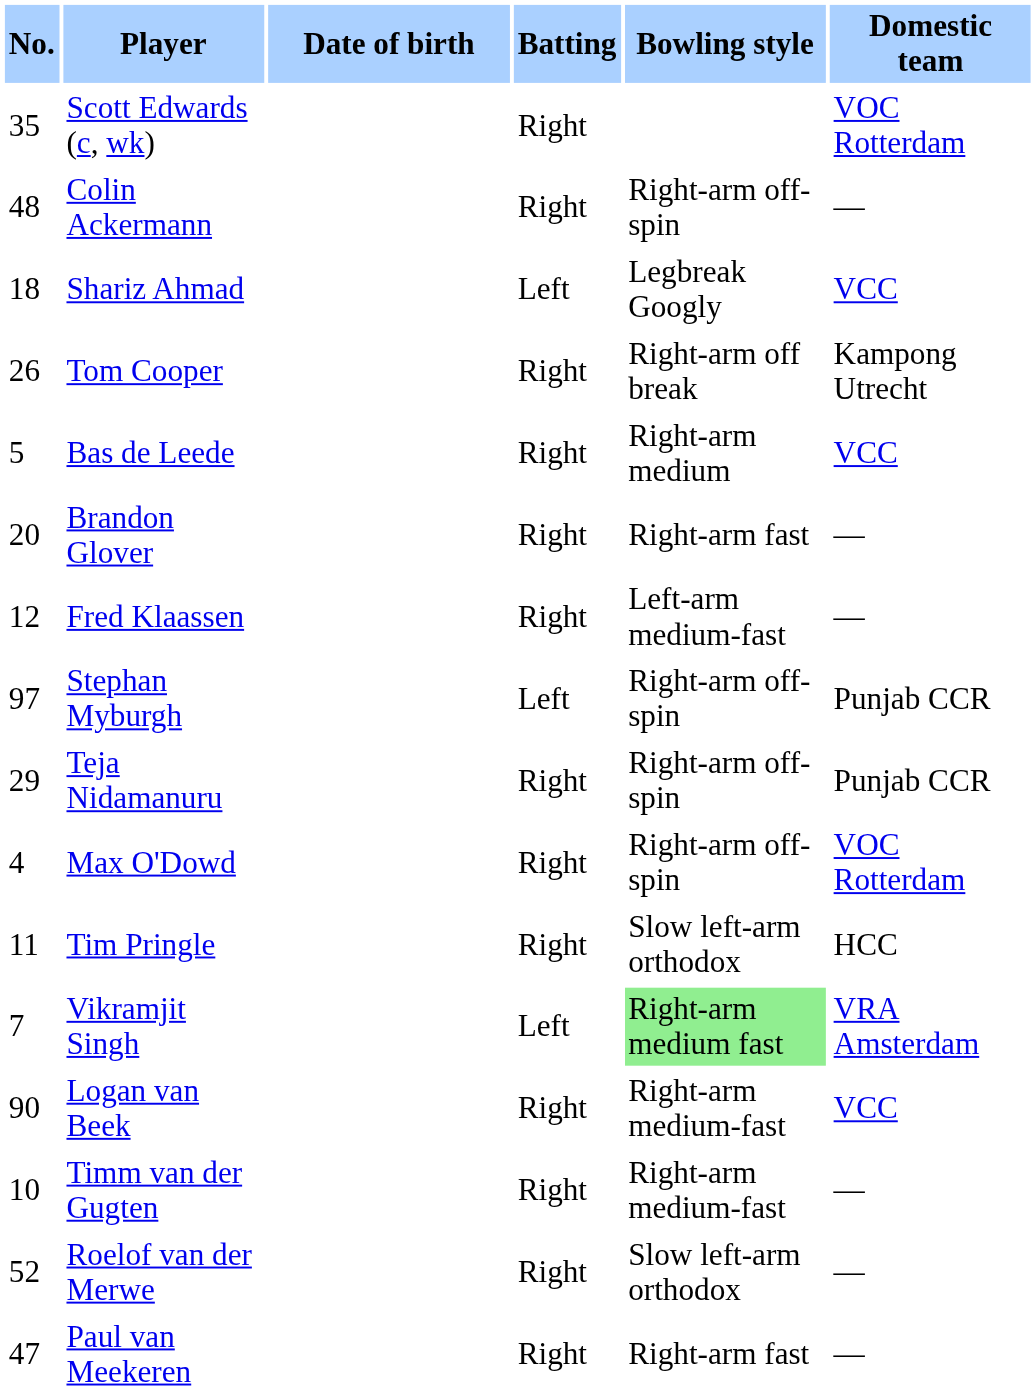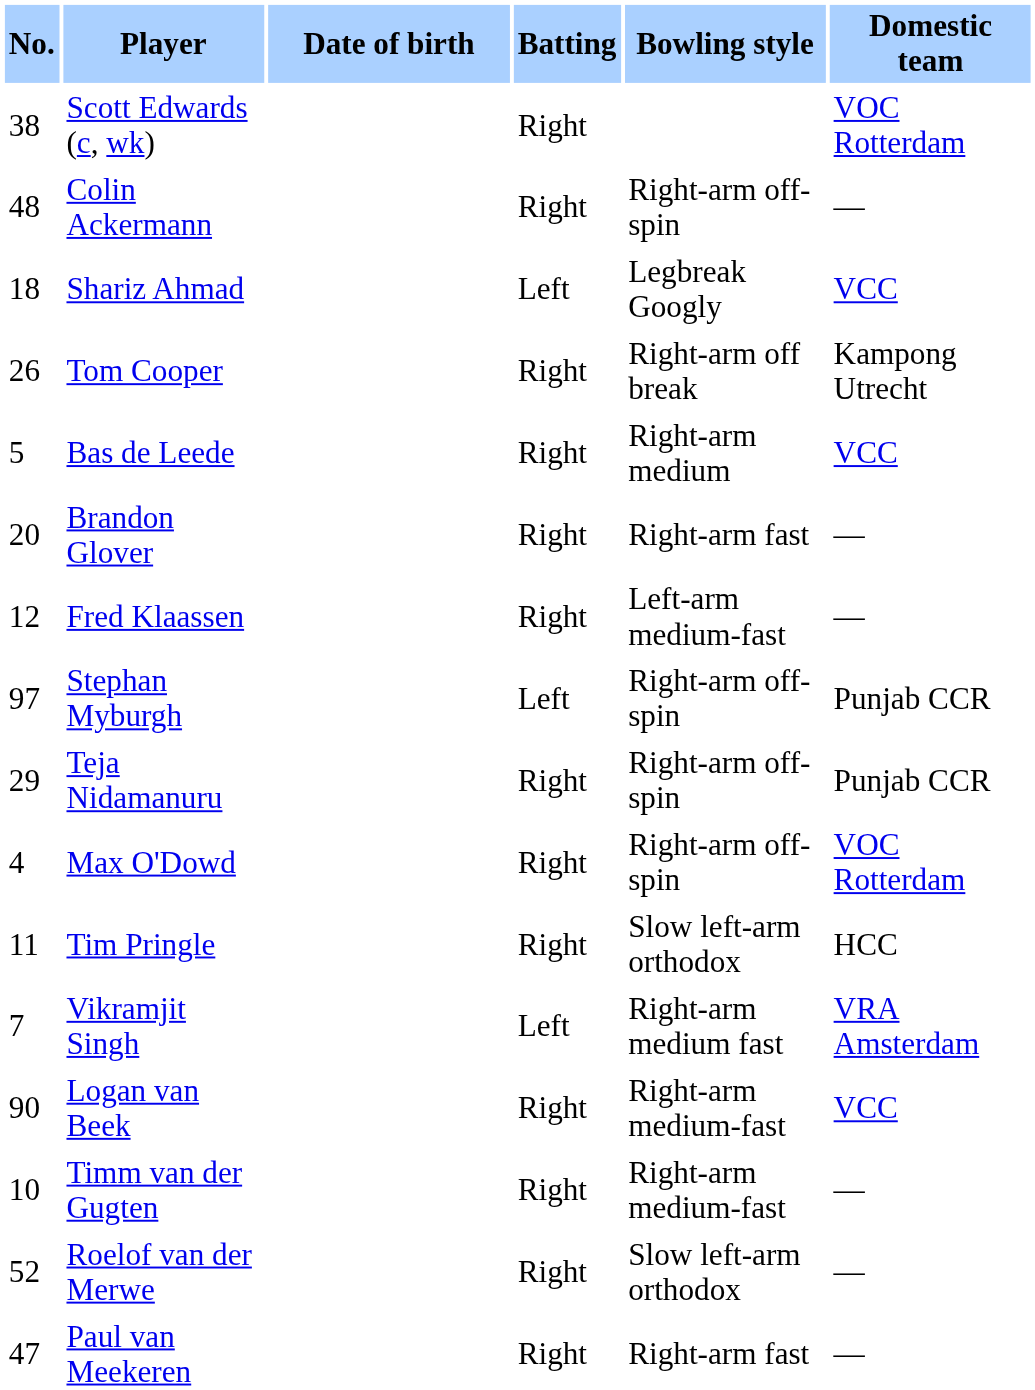(24, 125) 35 -> (24, 125) 38
(706, 1026) lightgreen background -> (706, 1026) no background
